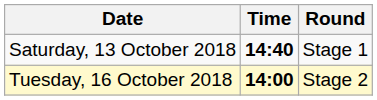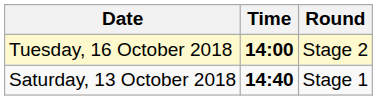rows swapped: (123, 49) <-> (121, 79)
